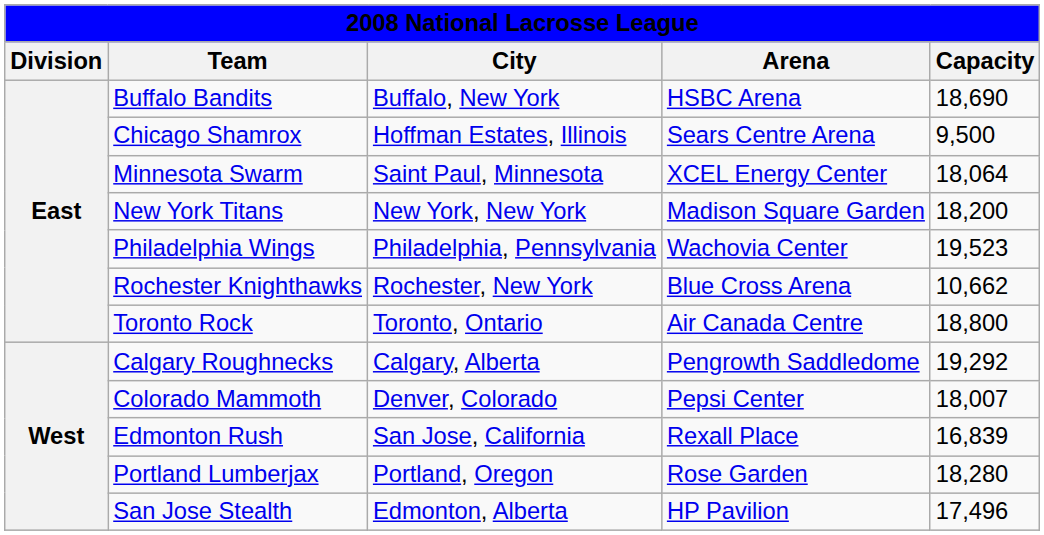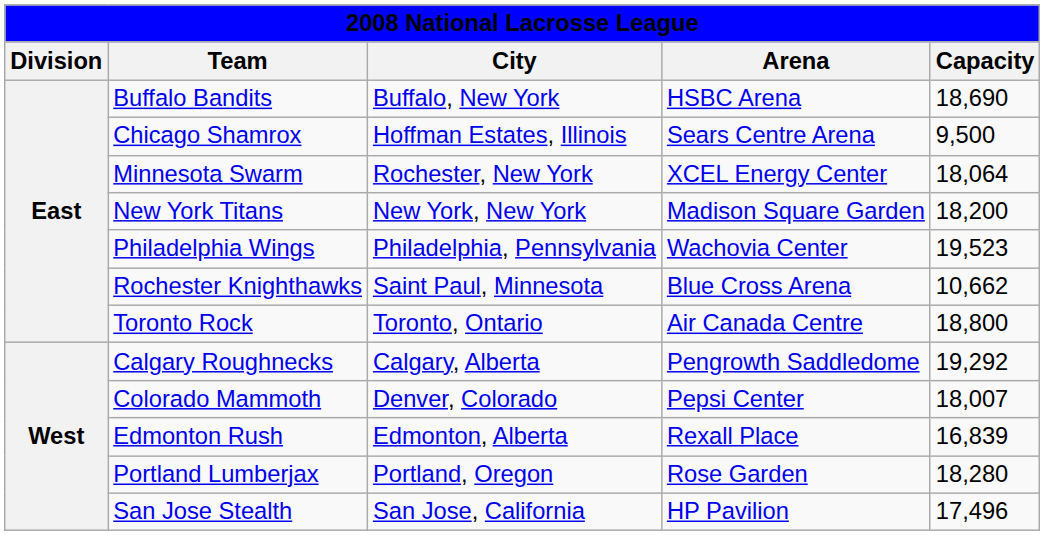(488, 173) Saint Paul, Minnesota -> (483, 173) Rochester, New York
(483, 286) Rochester, New York -> (488, 286) Saint Paul, Minnesota
(479, 436) San Jose, California -> (470, 436) Edmonton, Alberta
(470, 511) Edmonton, Alberta -> (479, 511) San Jose, California
